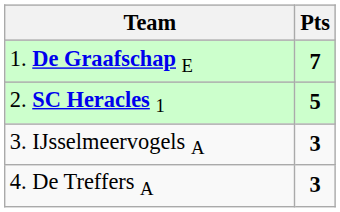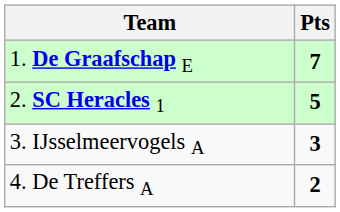(315, 185) 3 -> (315, 185) 2
